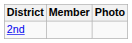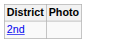- column: (69, 13)
